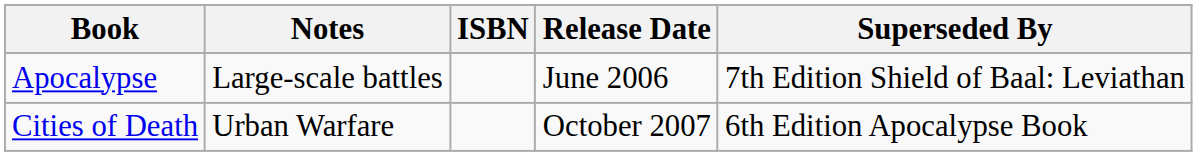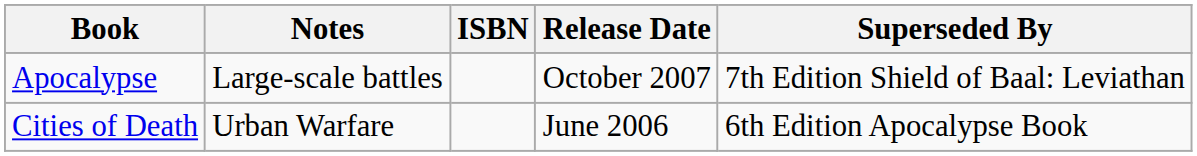(606, 77) June 2006 -> (627, 77) October 2007
(627, 126) October 2007 -> (606, 126) June 2006
